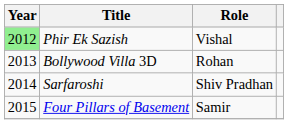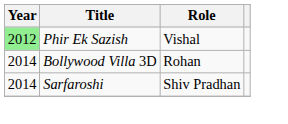(22, 61) 2013 -> (22, 61) 2014
- row: (116, 107)
